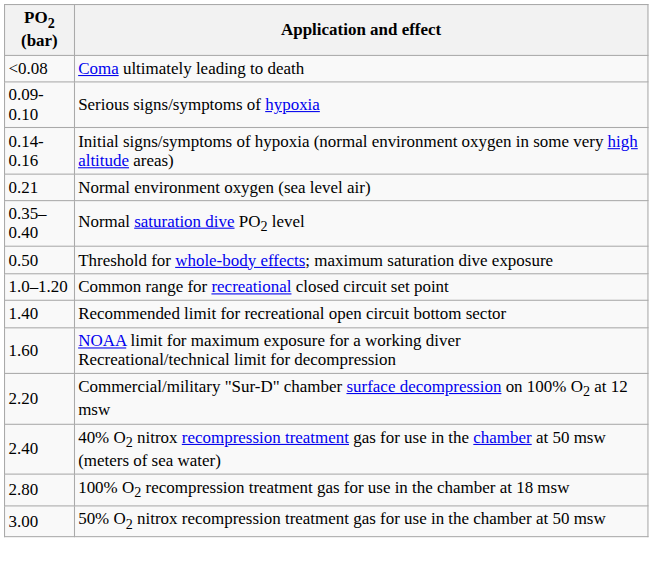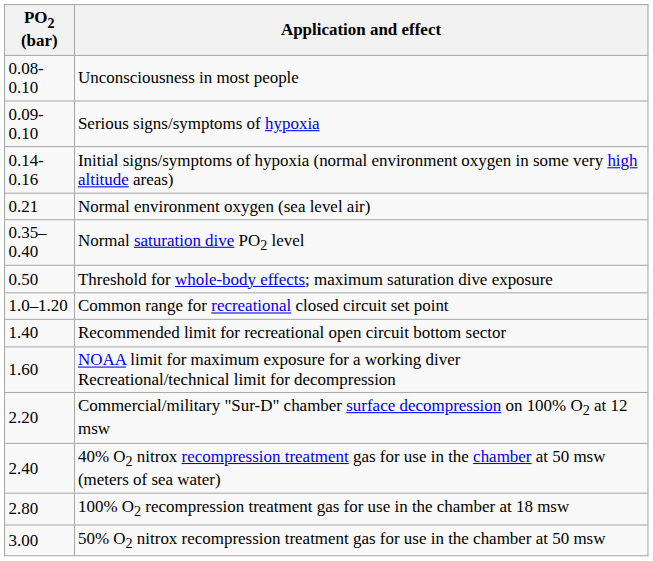- row: (191, 68)
+ row: (188, 77)
